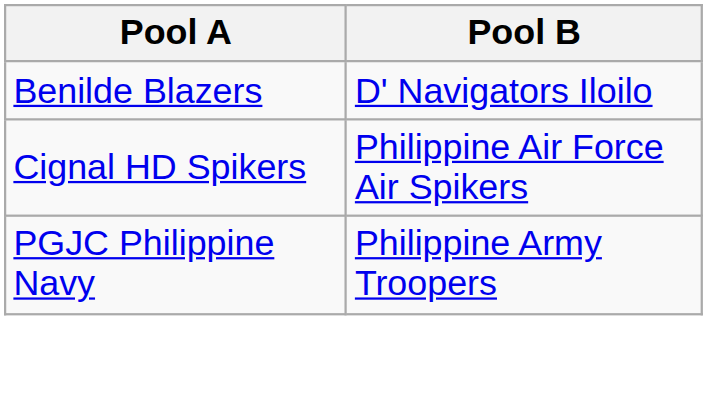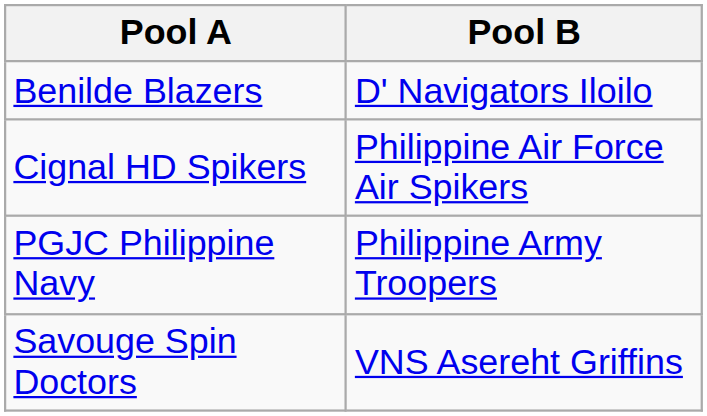+ row: (125, 361)
